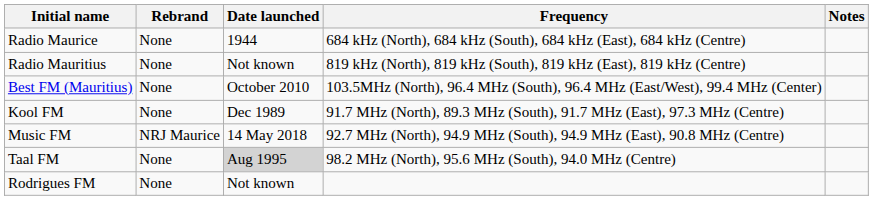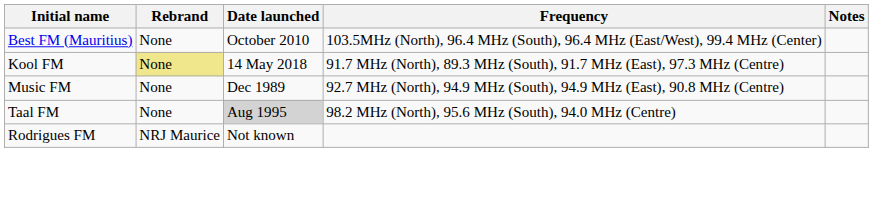- row: (53, 40)
- row: (57, 64)
(156, 111) no background -> (156, 64) khaki background
(256, 111) Dec 1989 -> (267, 64) 14 May 2018
(180, 135) NRJ Maurice -> (156, 87) None
(267, 135) 14 May 2018 -> (256, 87) Dec 1989
(156, 183) None -> (180, 135) NRJ Maurice
